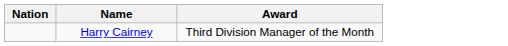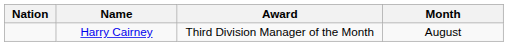+ column: (443, 14)
